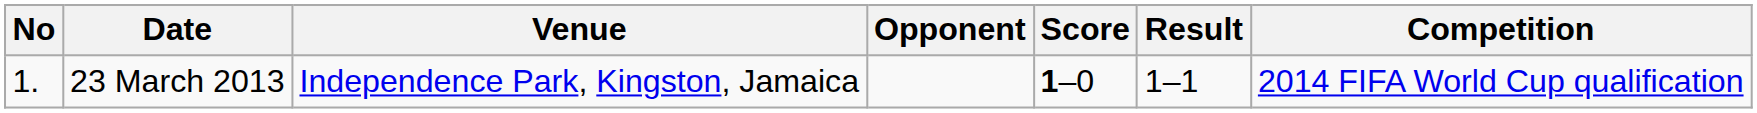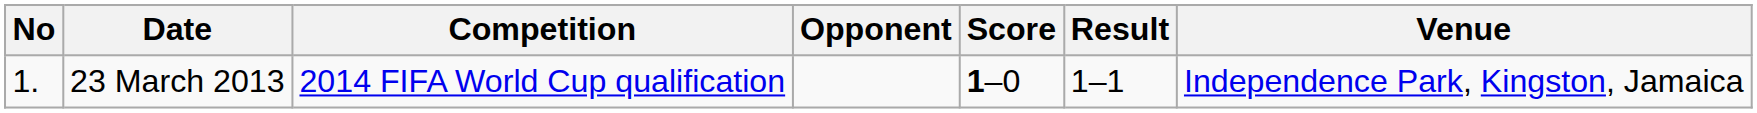columns swapped: (579, 30) <-> (1501, 30)
